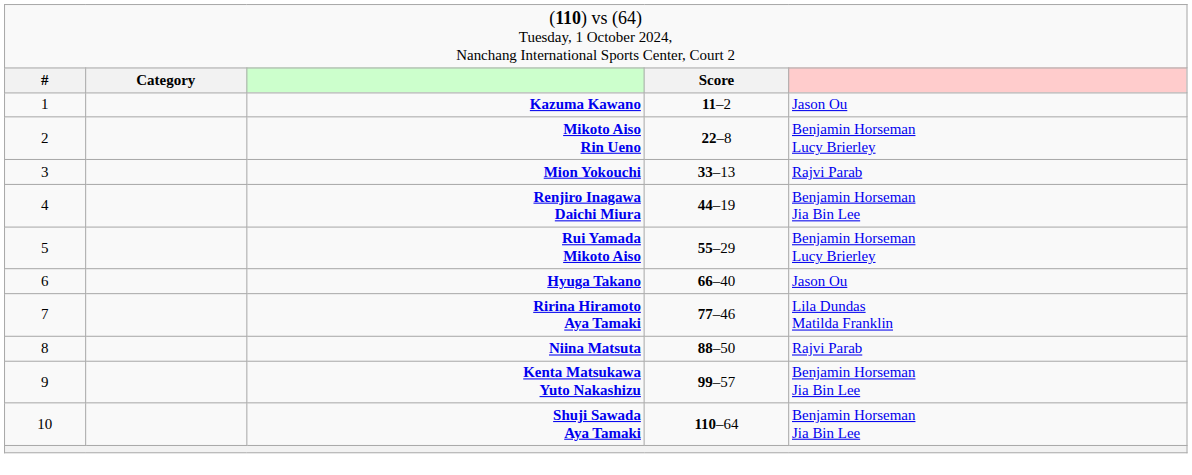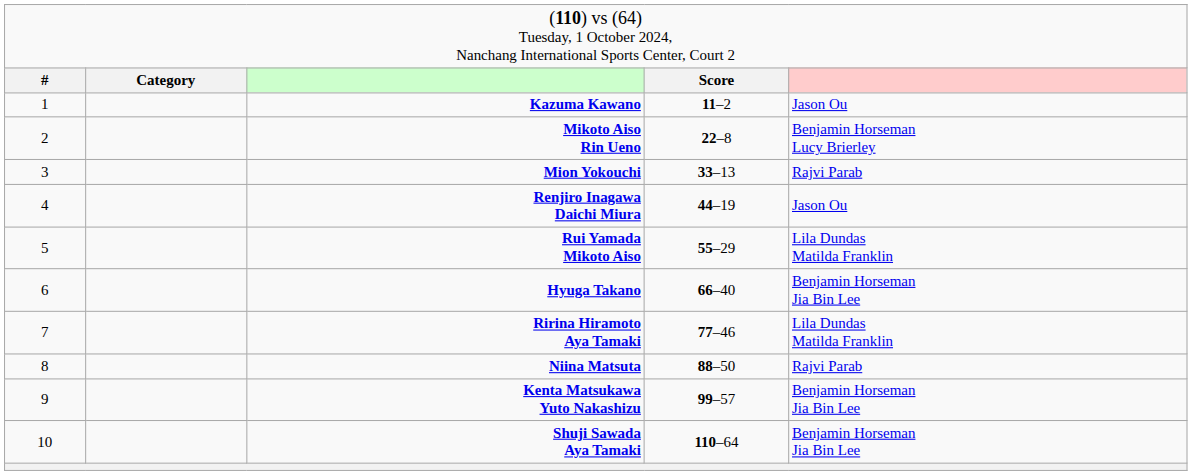(854, 205) Benjamin Horseman Jia Bin Lee -> (820, 205) Jason Ou
(854, 248) Benjamin Horseman Lucy Brierley -> (843, 248) Lila Dundas Matilda Franklin
(820, 281) Jason Ou -> (854, 290) Benjamin Horseman Jia Bin Lee
